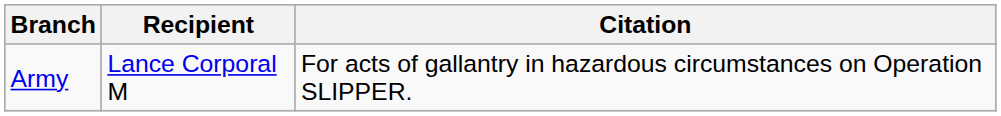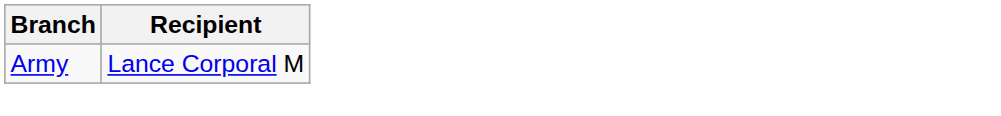- column: (645, 25)
